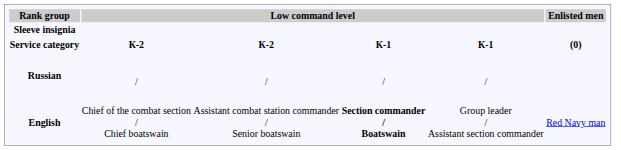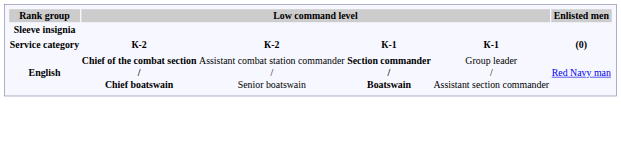- row: (45, 76)
(136, 122) normal -> (139, 73) bold
